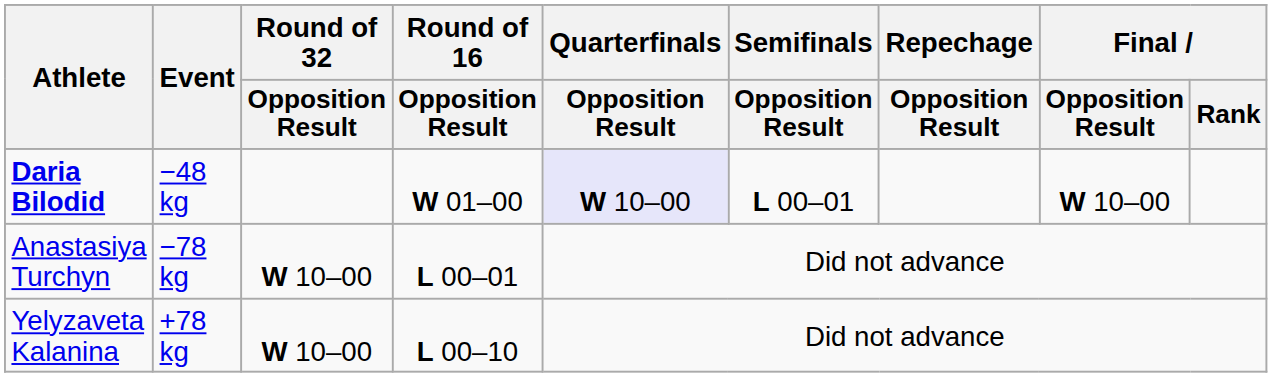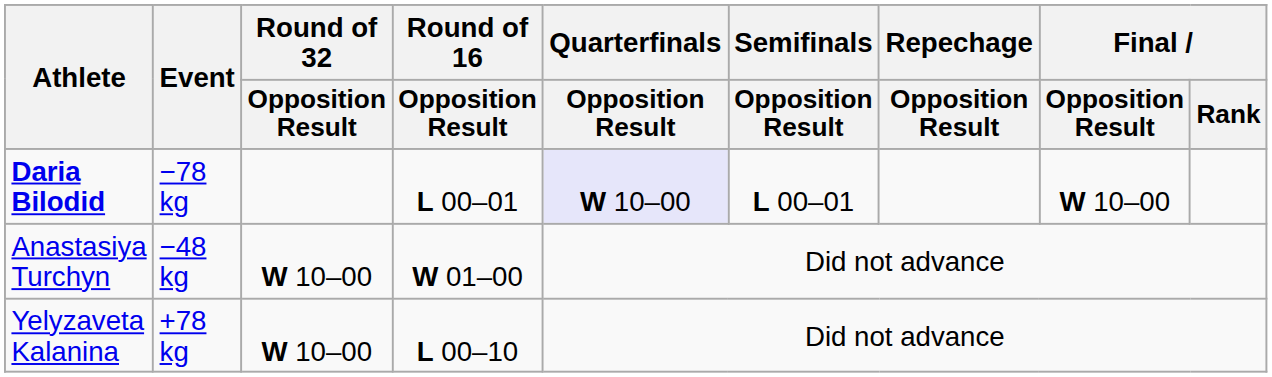(183, 187) −48 kg -> (183, 187) −78 kg
(467, 202) W 01–00 -> (468, 202) L 00–01
(183, 261) −78 kg -> (183, 261) −48 kg
(468, 277) L 00–01 -> (467, 277) W 01–00
